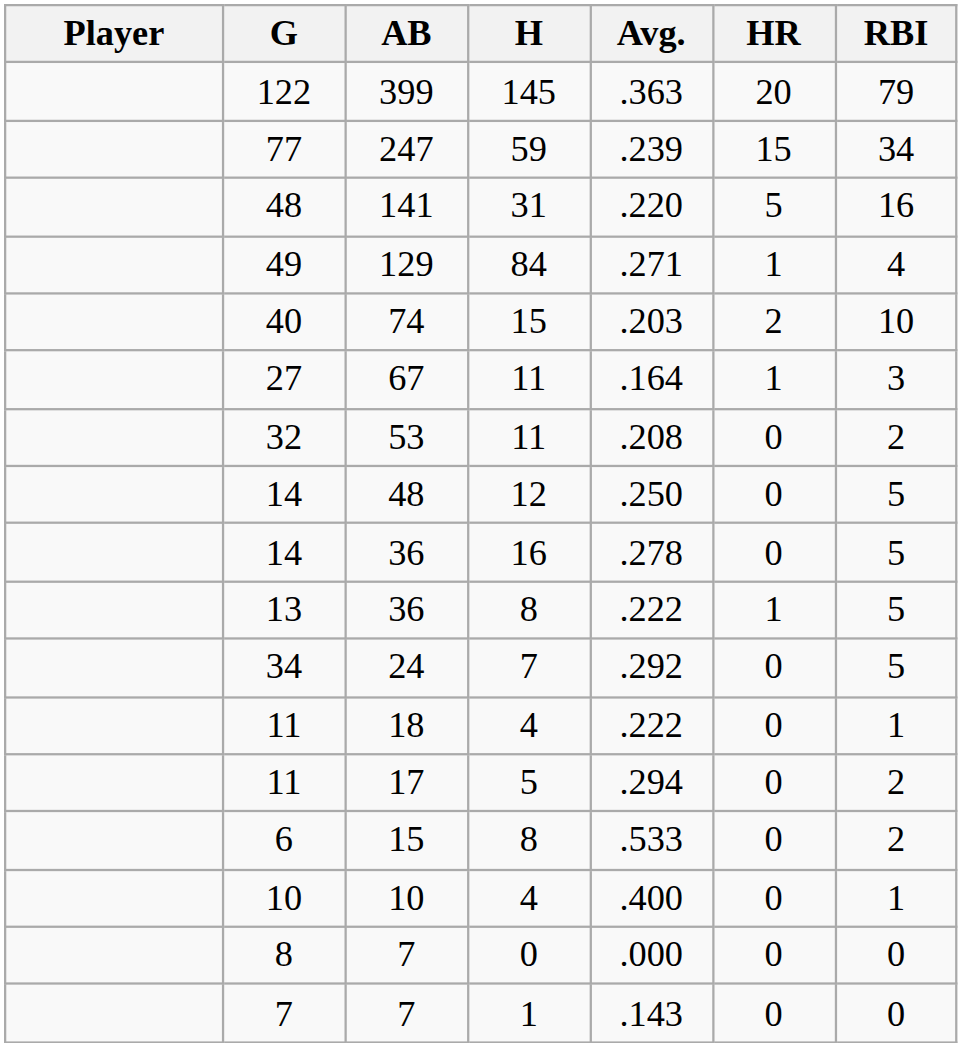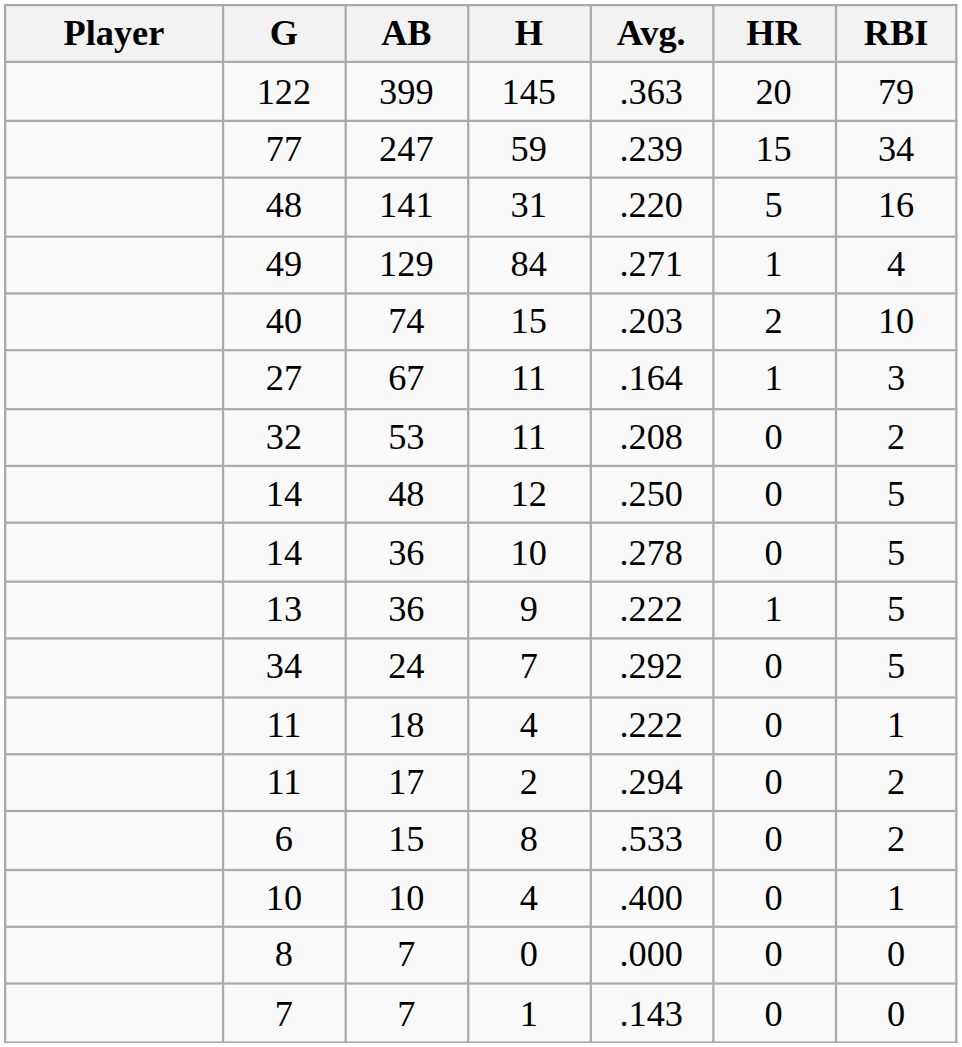(529, 551) 16 -> (529, 551) 10
(529, 609) 8 -> (529, 609) 9
(529, 782) 5 -> (529, 782) 2
